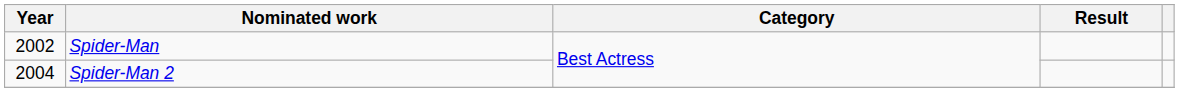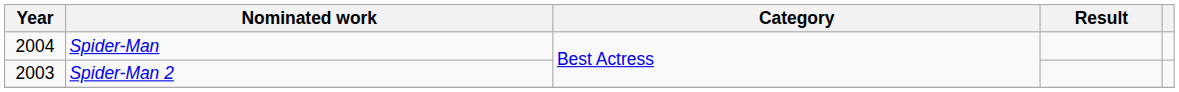(35, 45) 2002 -> (35, 45) 2004
(35, 73) 2004 -> (35, 73) 2003
